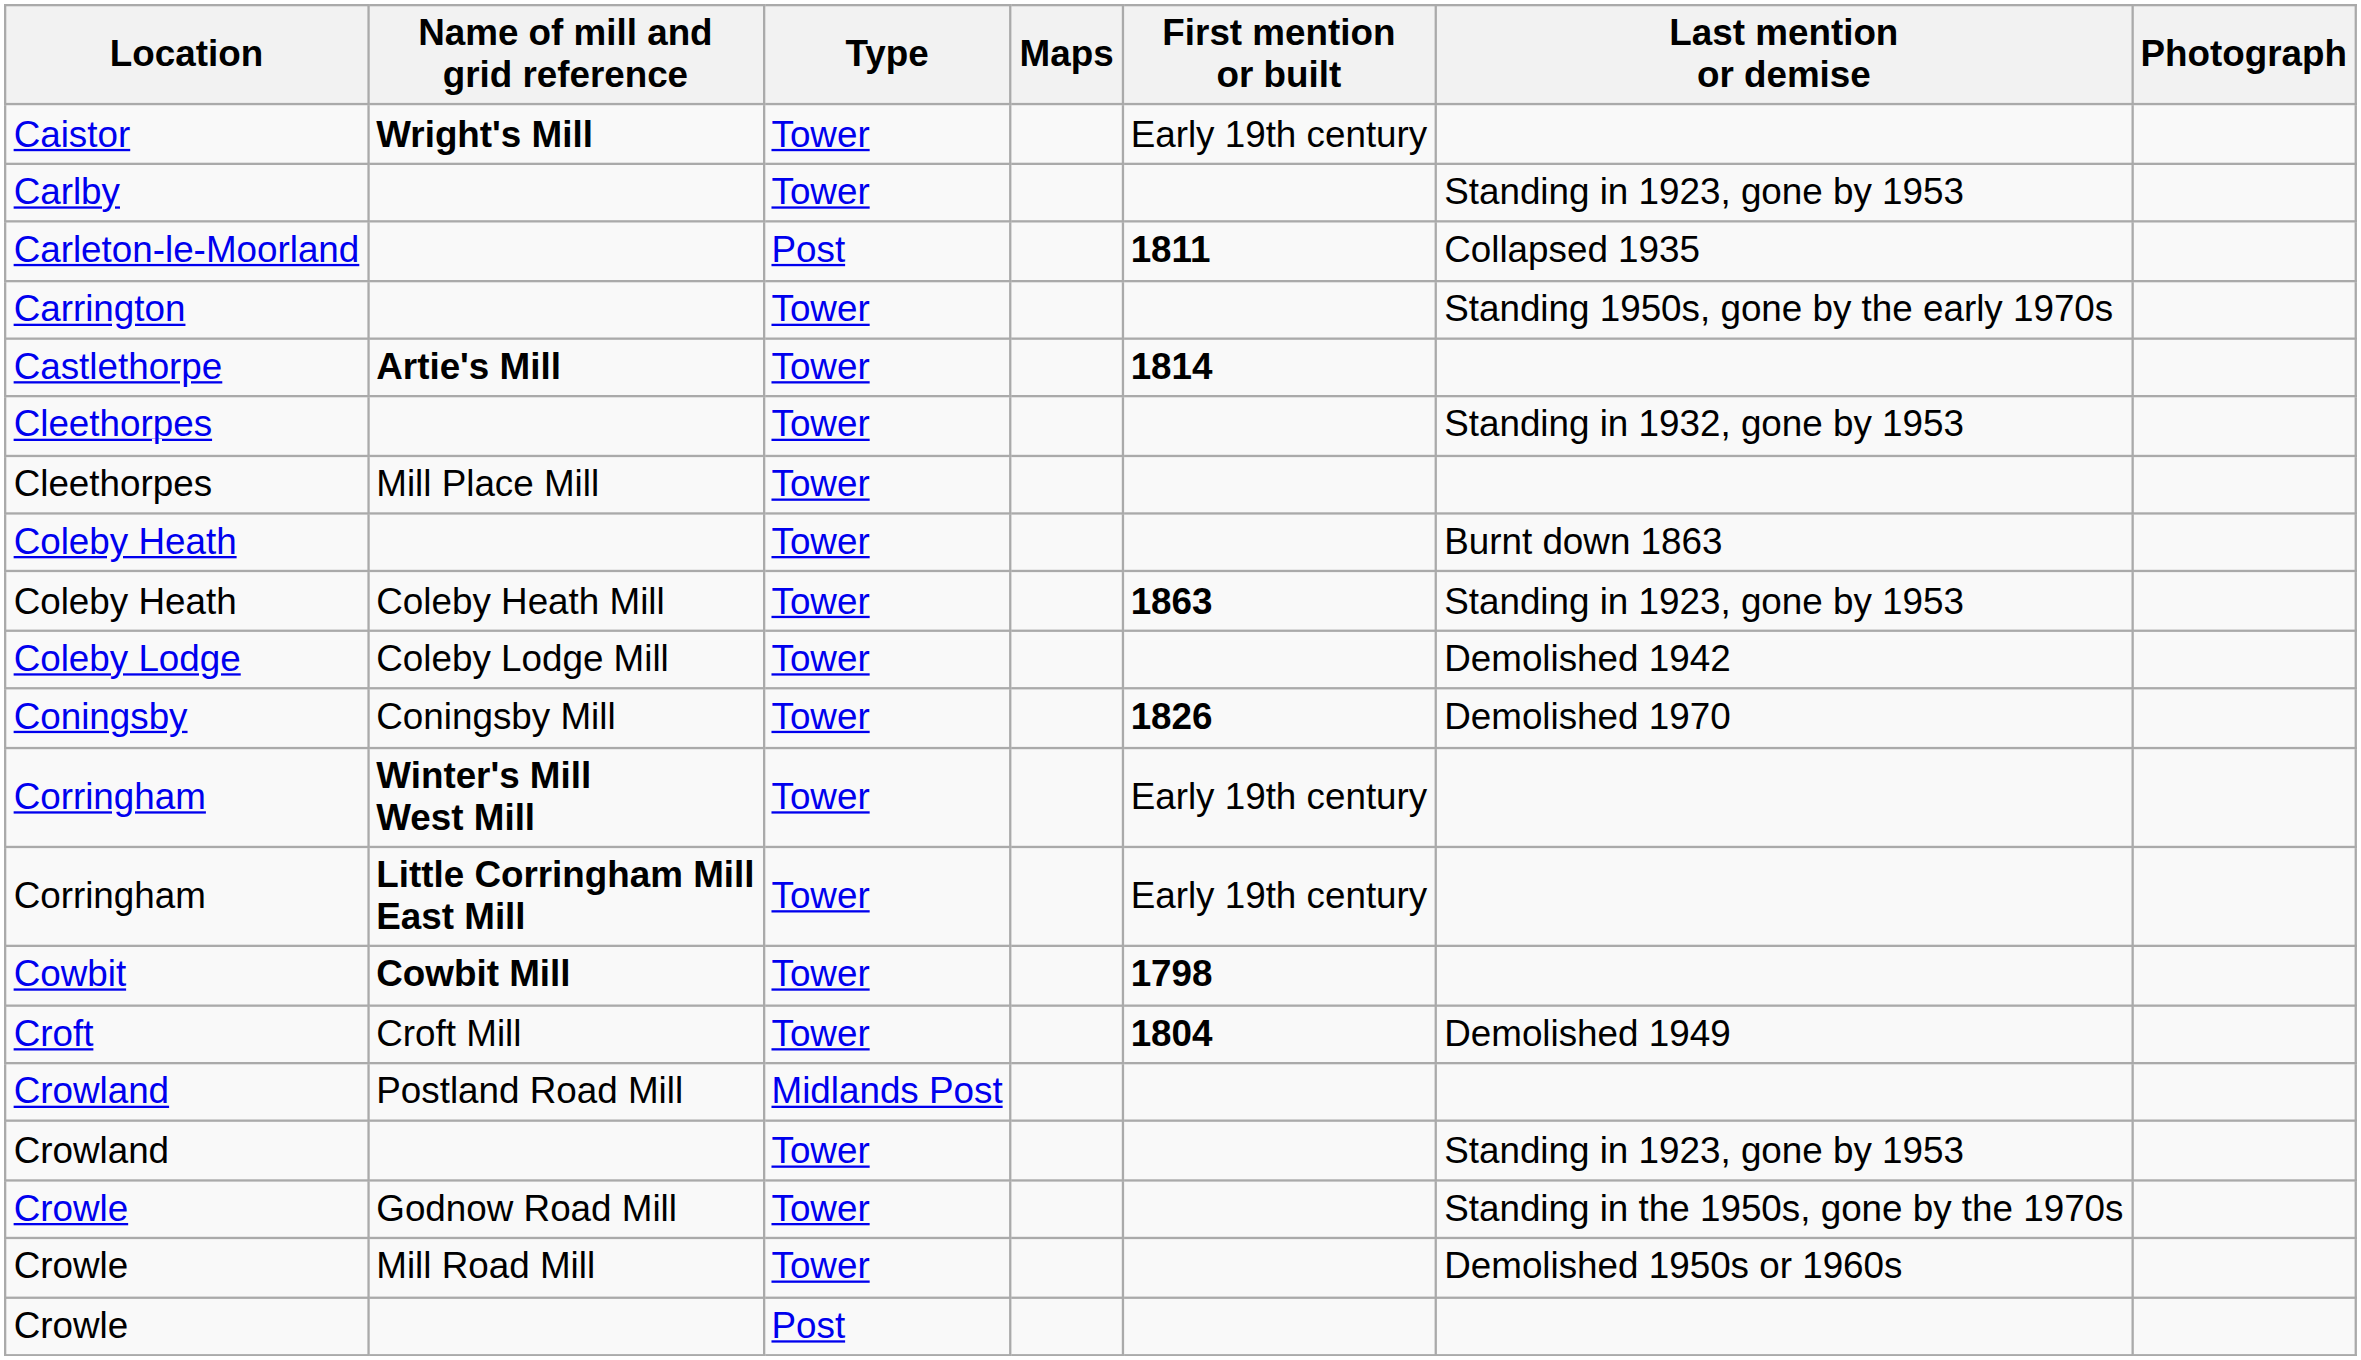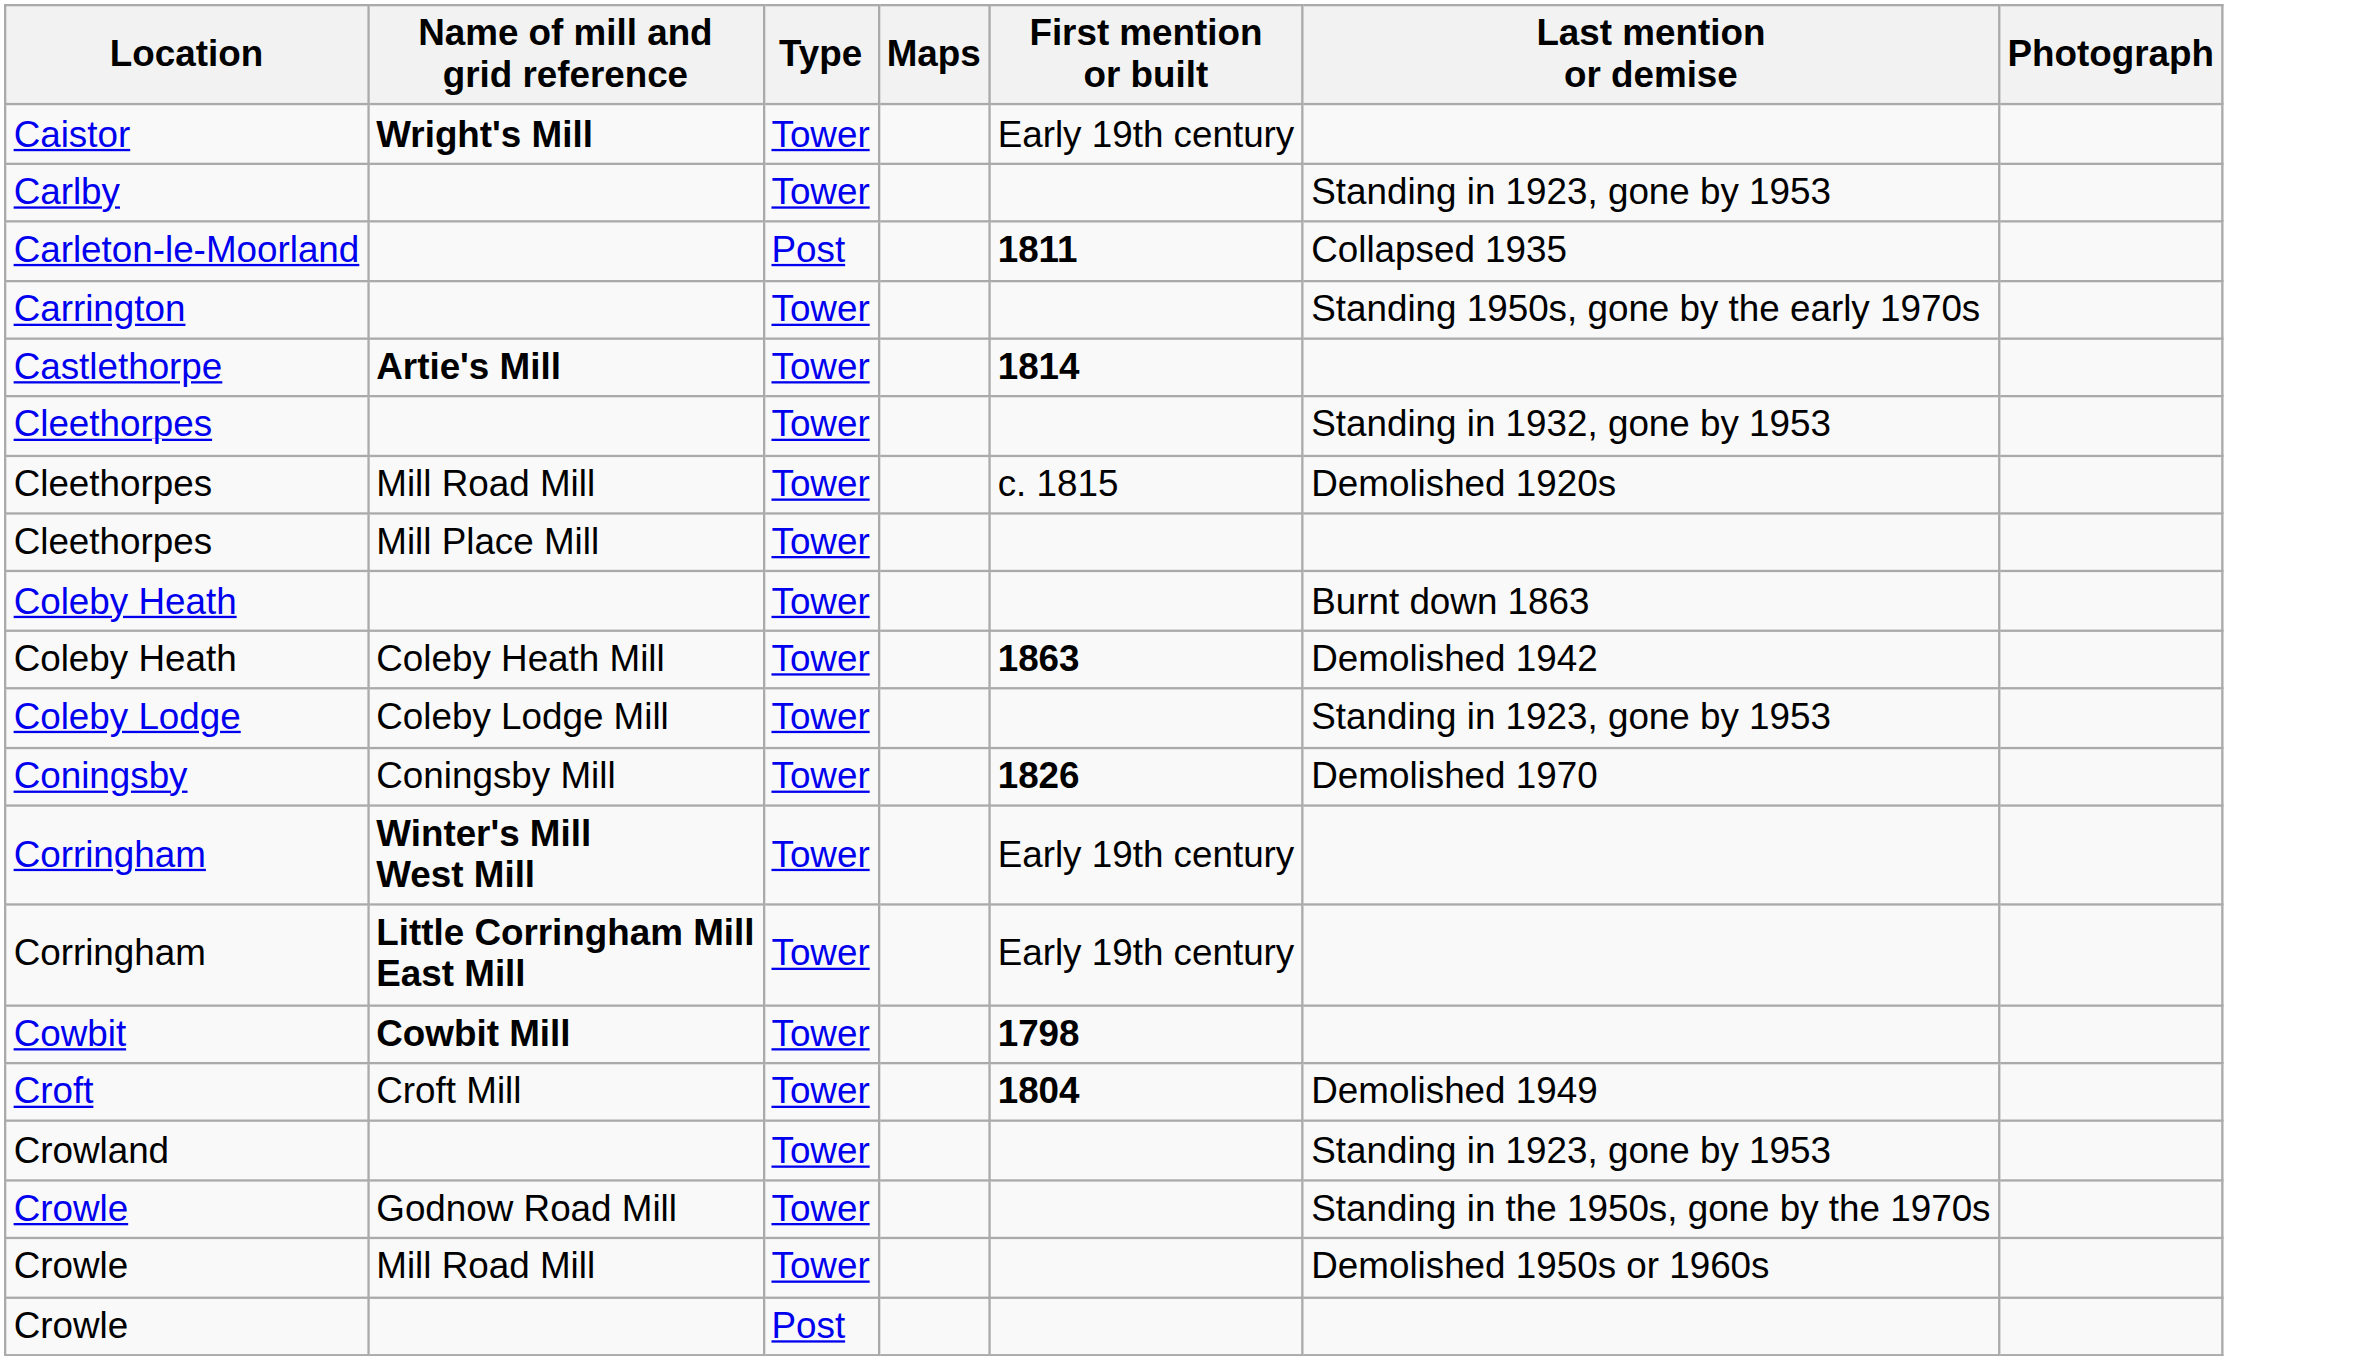+ row: (113, 483)
(1704, 600) Standing in 1923, gone by 1953 -> (1454, 658) Demolished 1942
(1587, 658) Demolished 1942 -> (1571, 717) Standing in 1923, gone by 1953
- row: (91, 1091)
